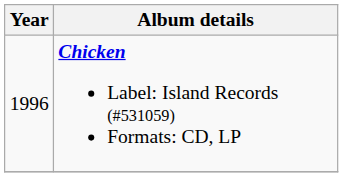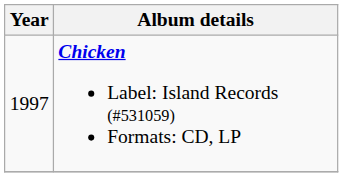(29, 103) 1996 -> (29, 103) 1997
